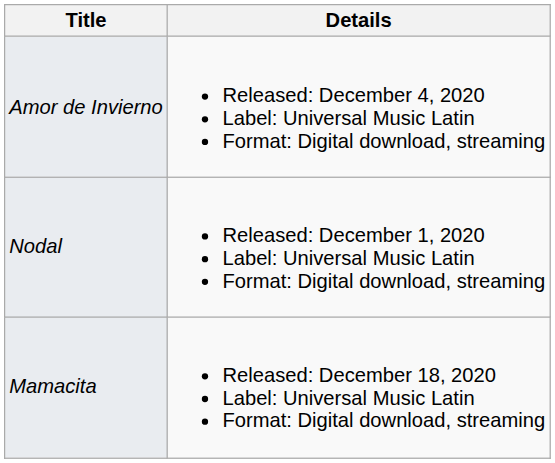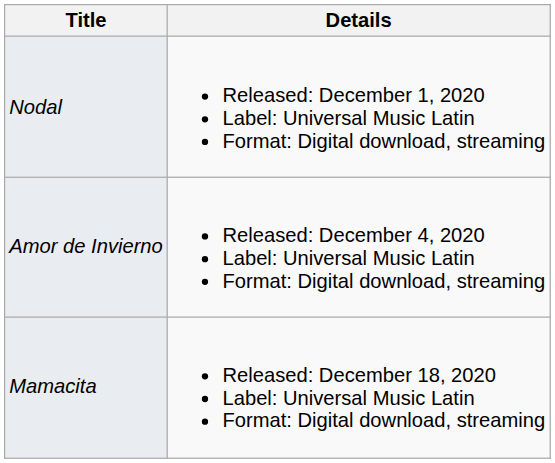rows swapped: (86, 106) <-> (36, 246)
